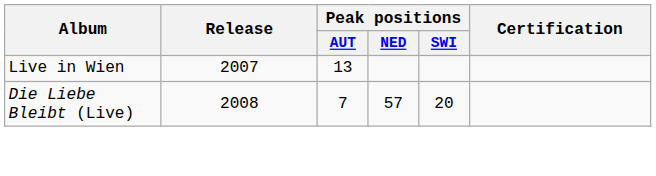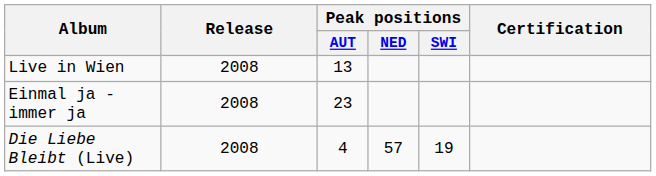(239, 68) 2007 -> (239, 68) 2008
+ row: (62, 104)
(343, 104) 7 -> (343, 149) 4
(444, 104) 20 -> (444, 149) 19
